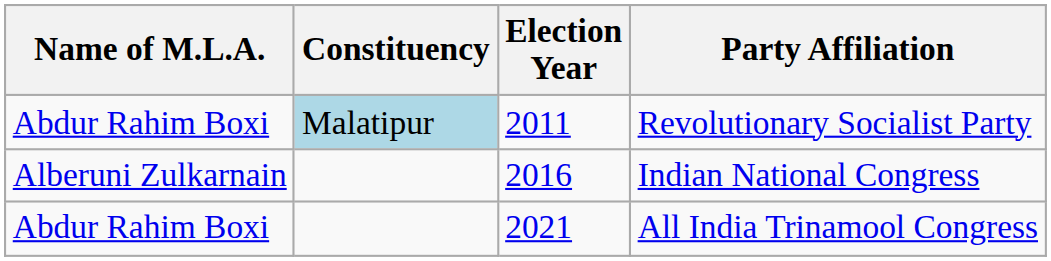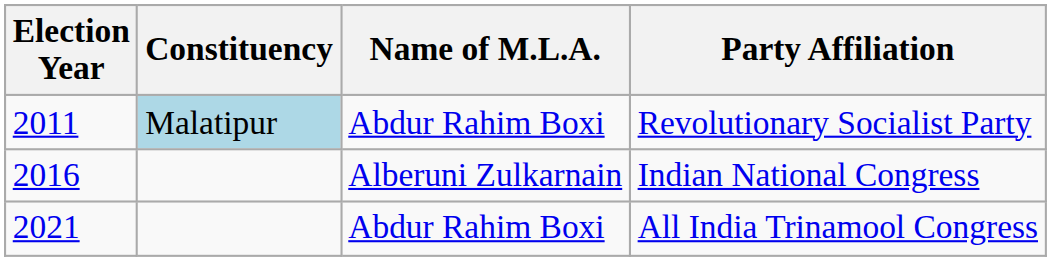columns swapped: (564, 49) <-> (150, 49)
